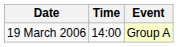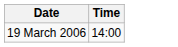- column: (148, 13)
